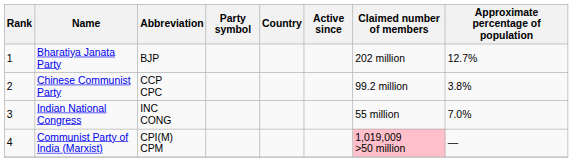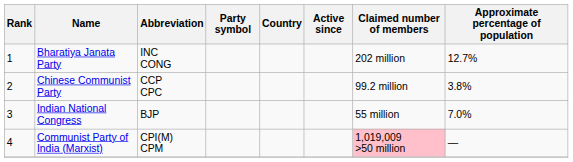(150, 58) BJP -> (156, 58) INC CONG
(156, 114) INC CONG -> (150, 114) BJP
